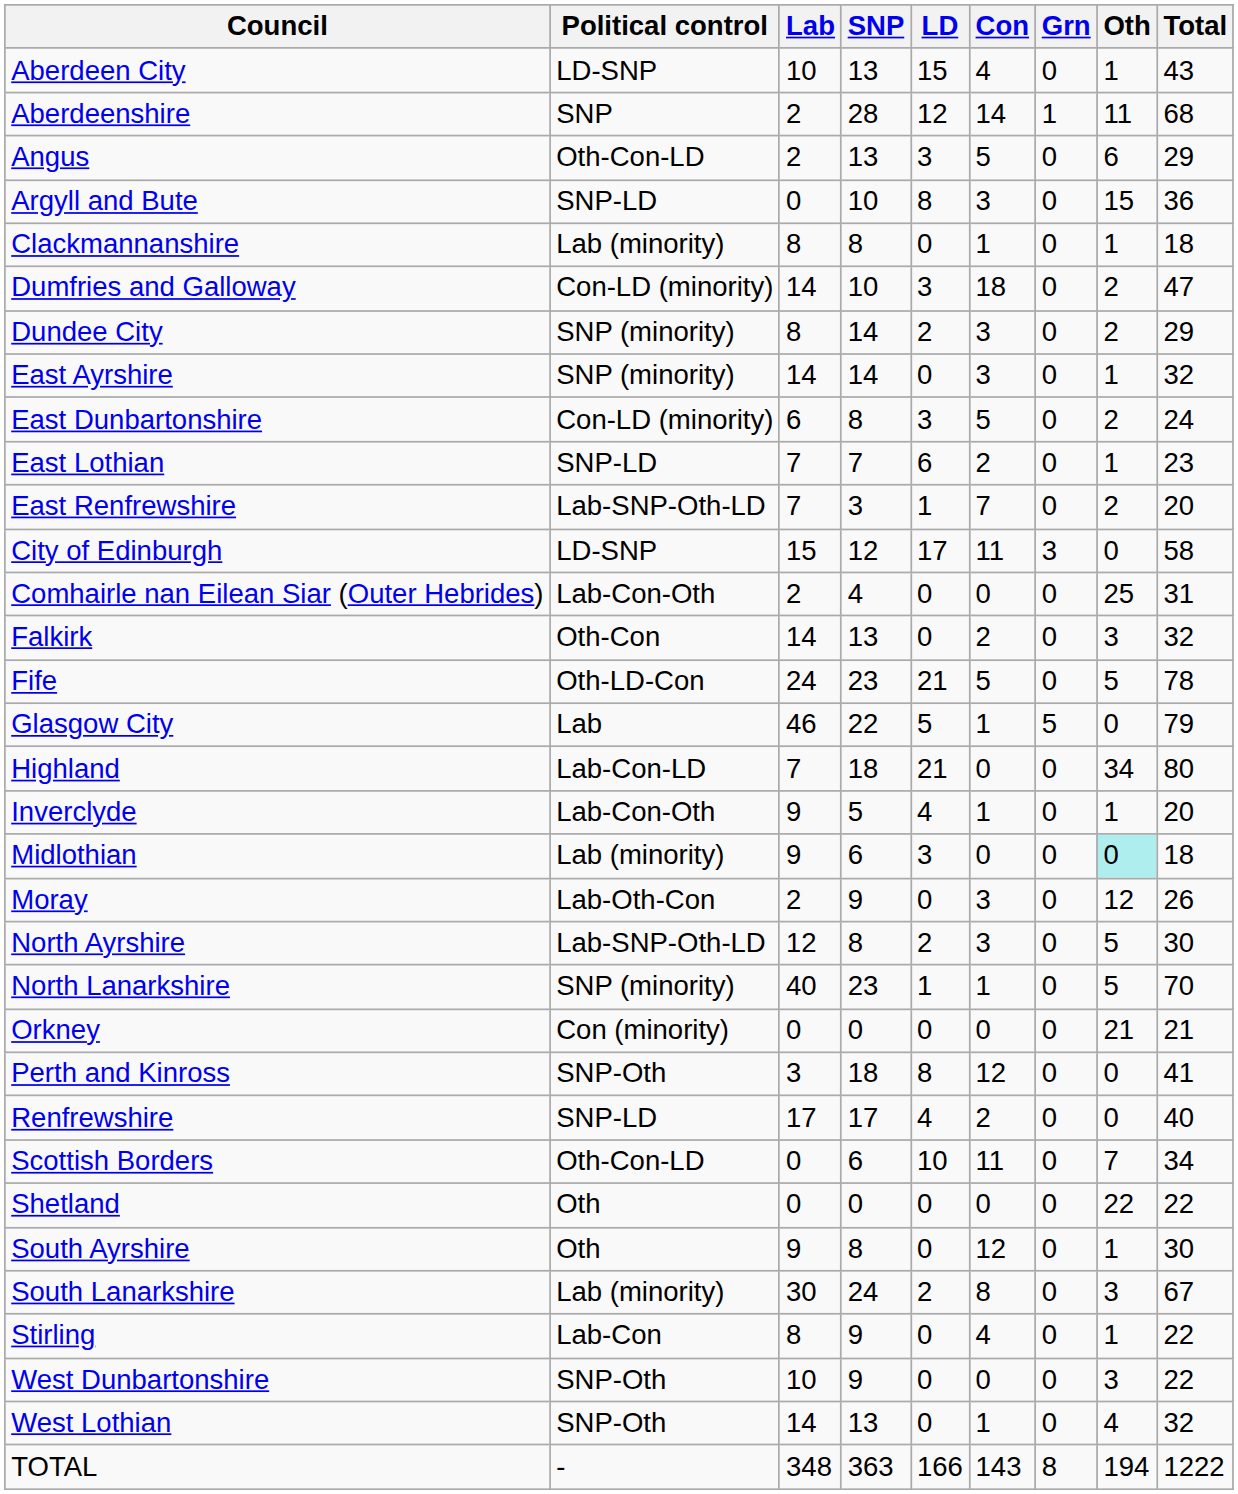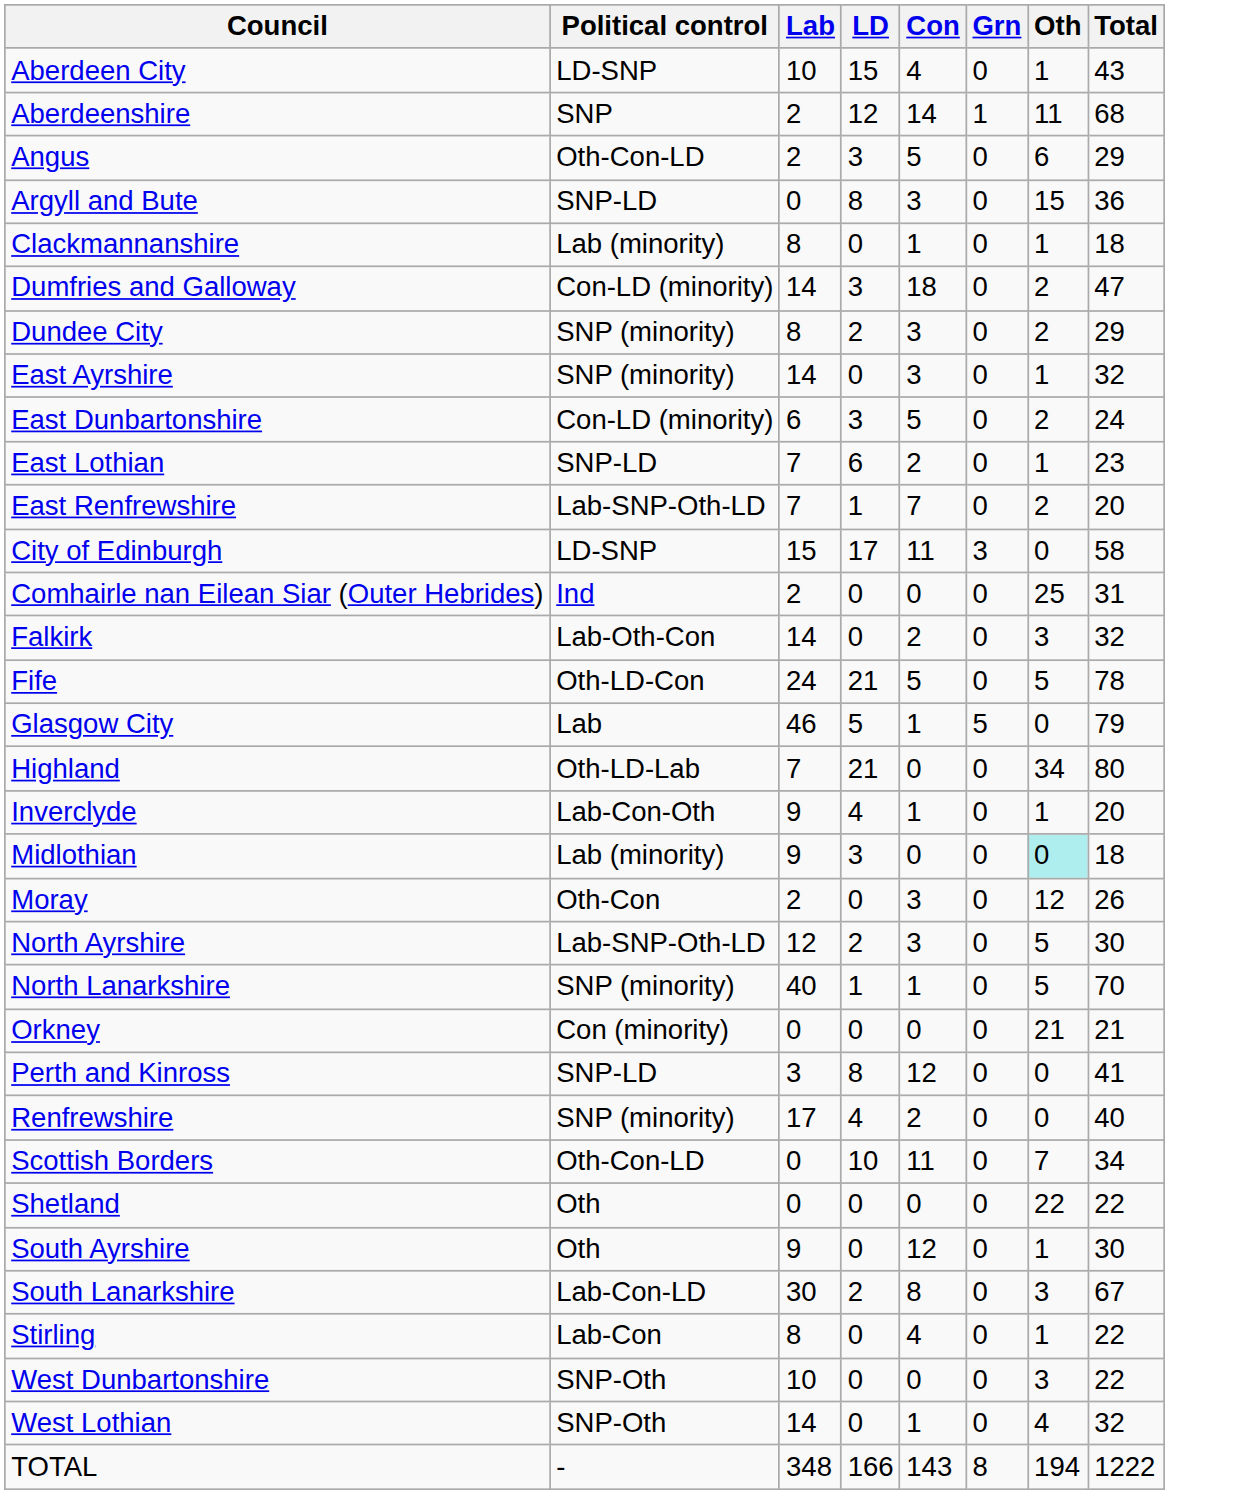- column: (876, 26)
(636, 593) Lab-Con-Oth -> (575, 593) Ind
(608, 637) Oth-Con -> (636, 637) Lab-Oth-Con
(631, 768) Lab-Con-LD -> (628, 768) Oth-LD-Lab
(636, 899) Lab-Oth-Con -> (608, 899) Oth-Con
(611, 1073) SNP-Oth -> (607, 1073) SNP-LD
(607, 1117) SNP-LD -> (645, 1117) SNP (minority)
(640, 1292) Lab (minority) -> (631, 1292) Lab-Con-LD
